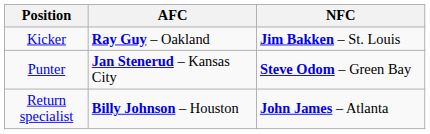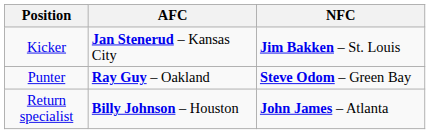(151, 38) Ray Guy – Oakland -> (161, 46) Jan Stenerud – Kansas City
(161, 69) Jan Stenerud – Kansas City -> (151, 77) Ray Guy – Oakland
